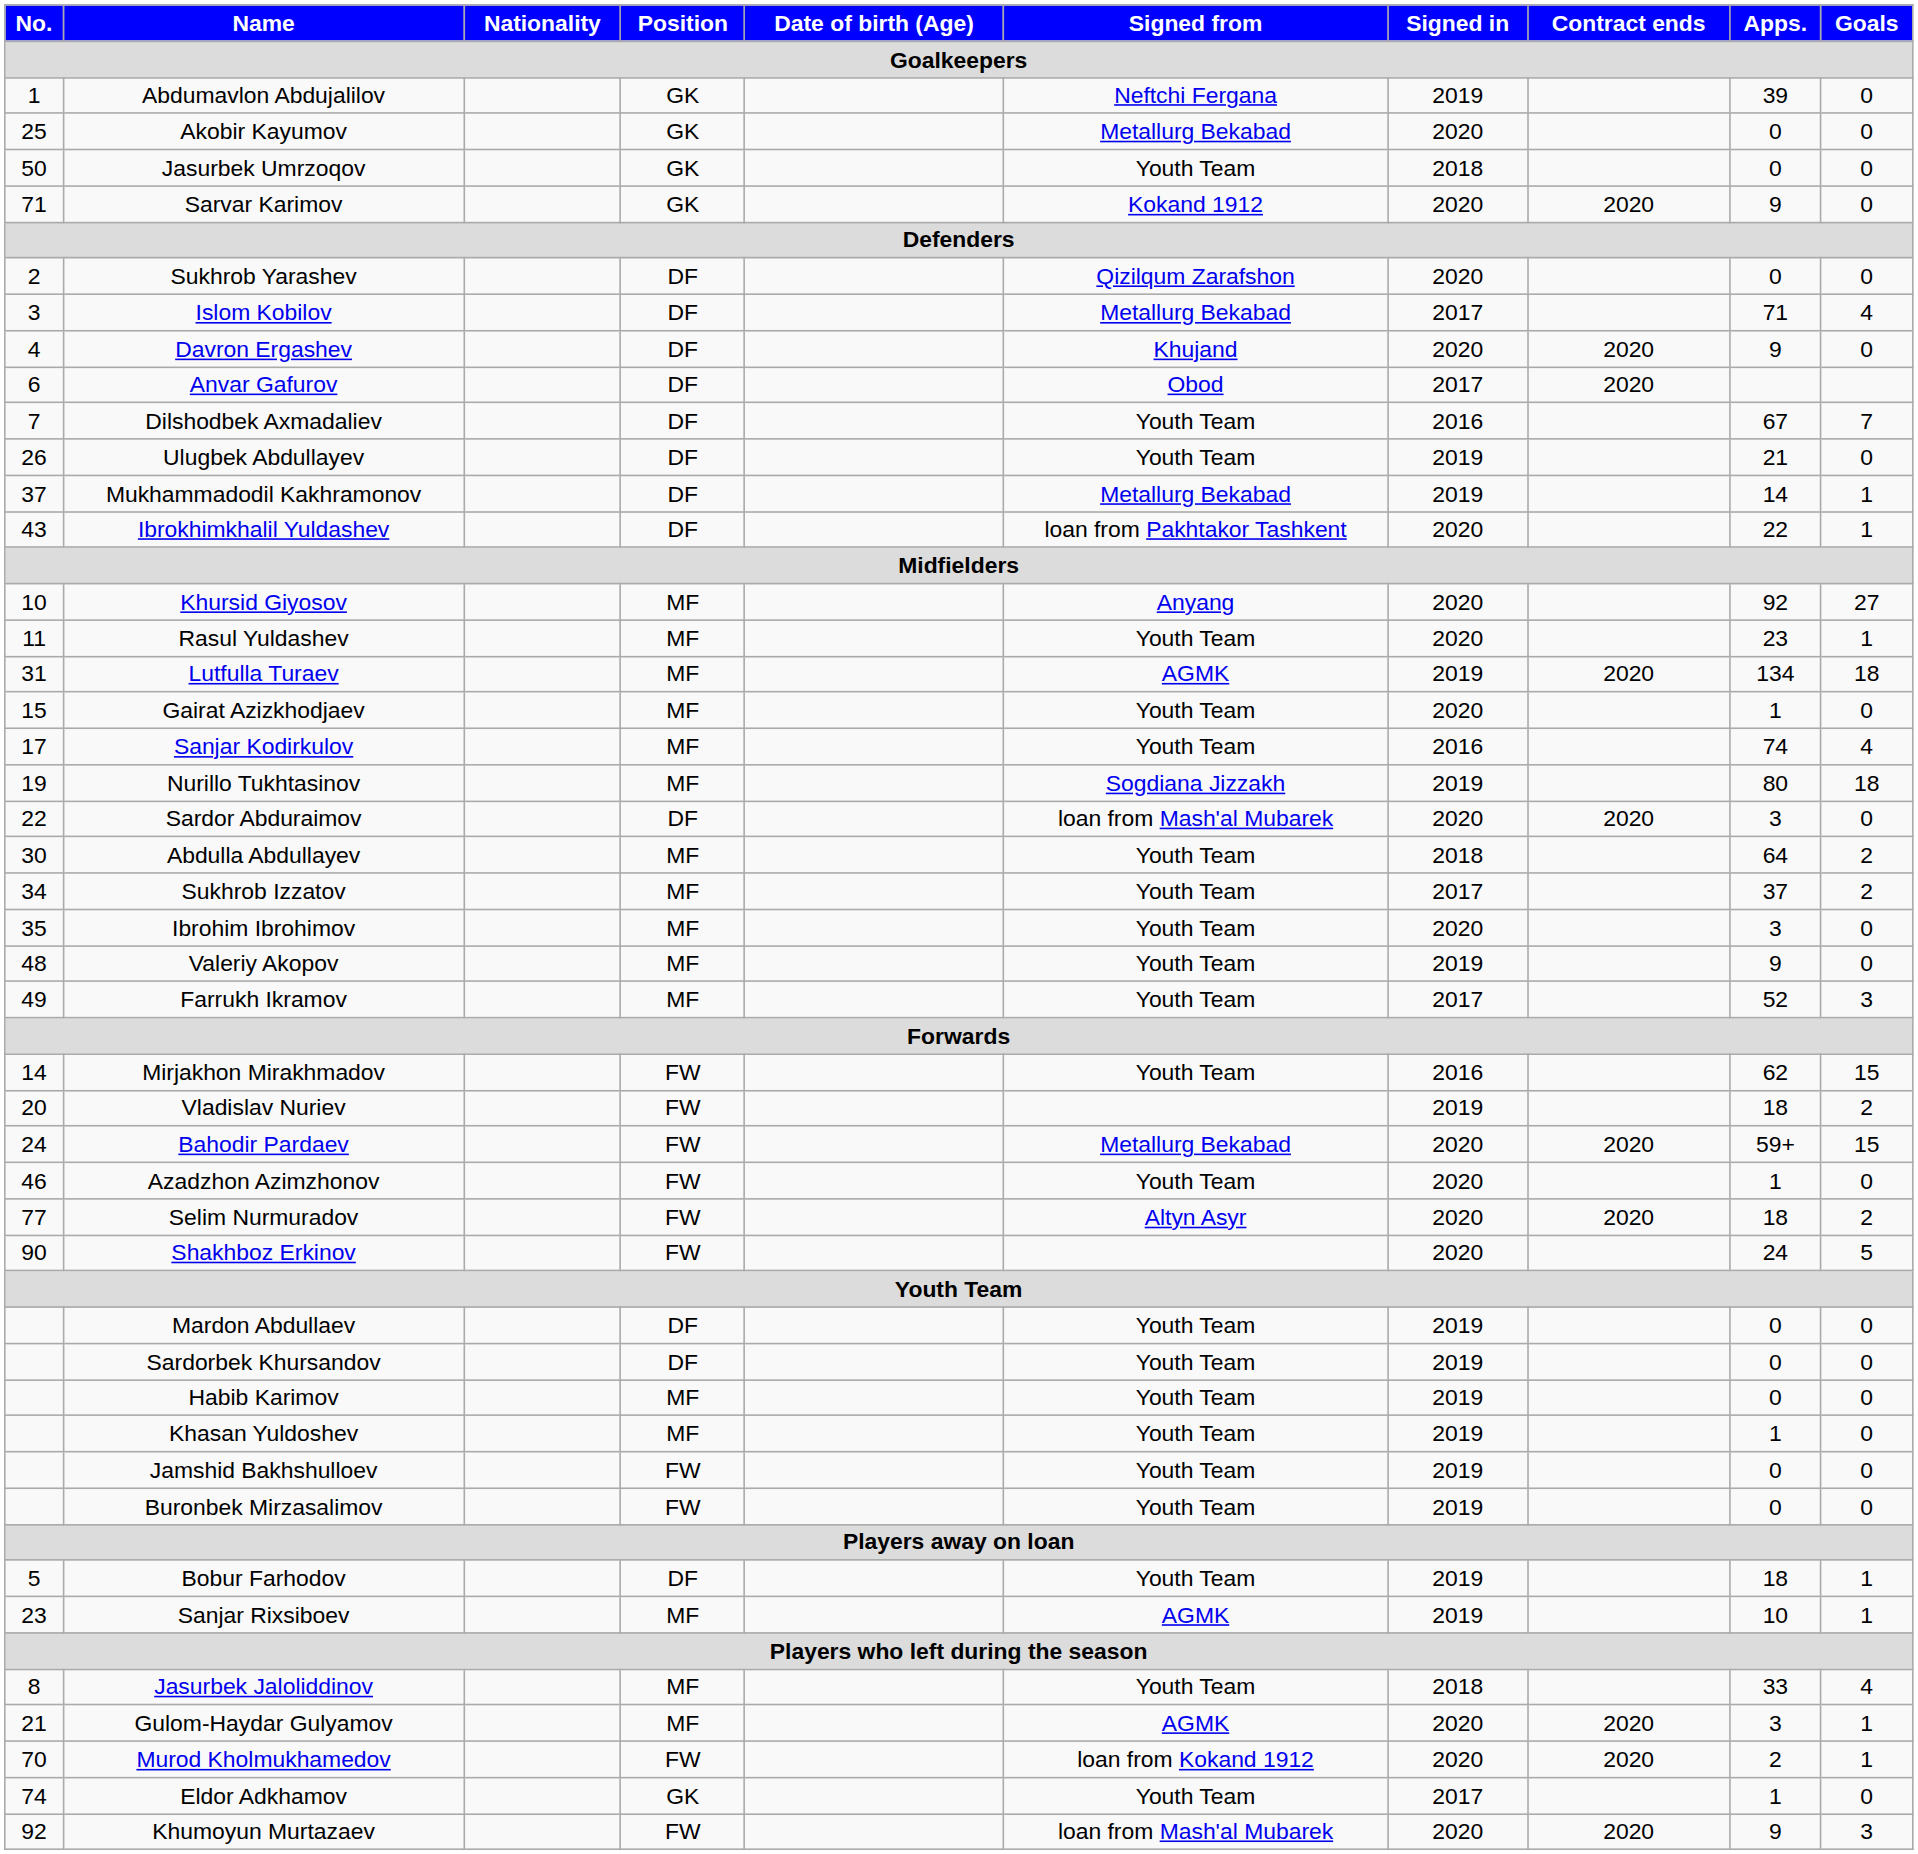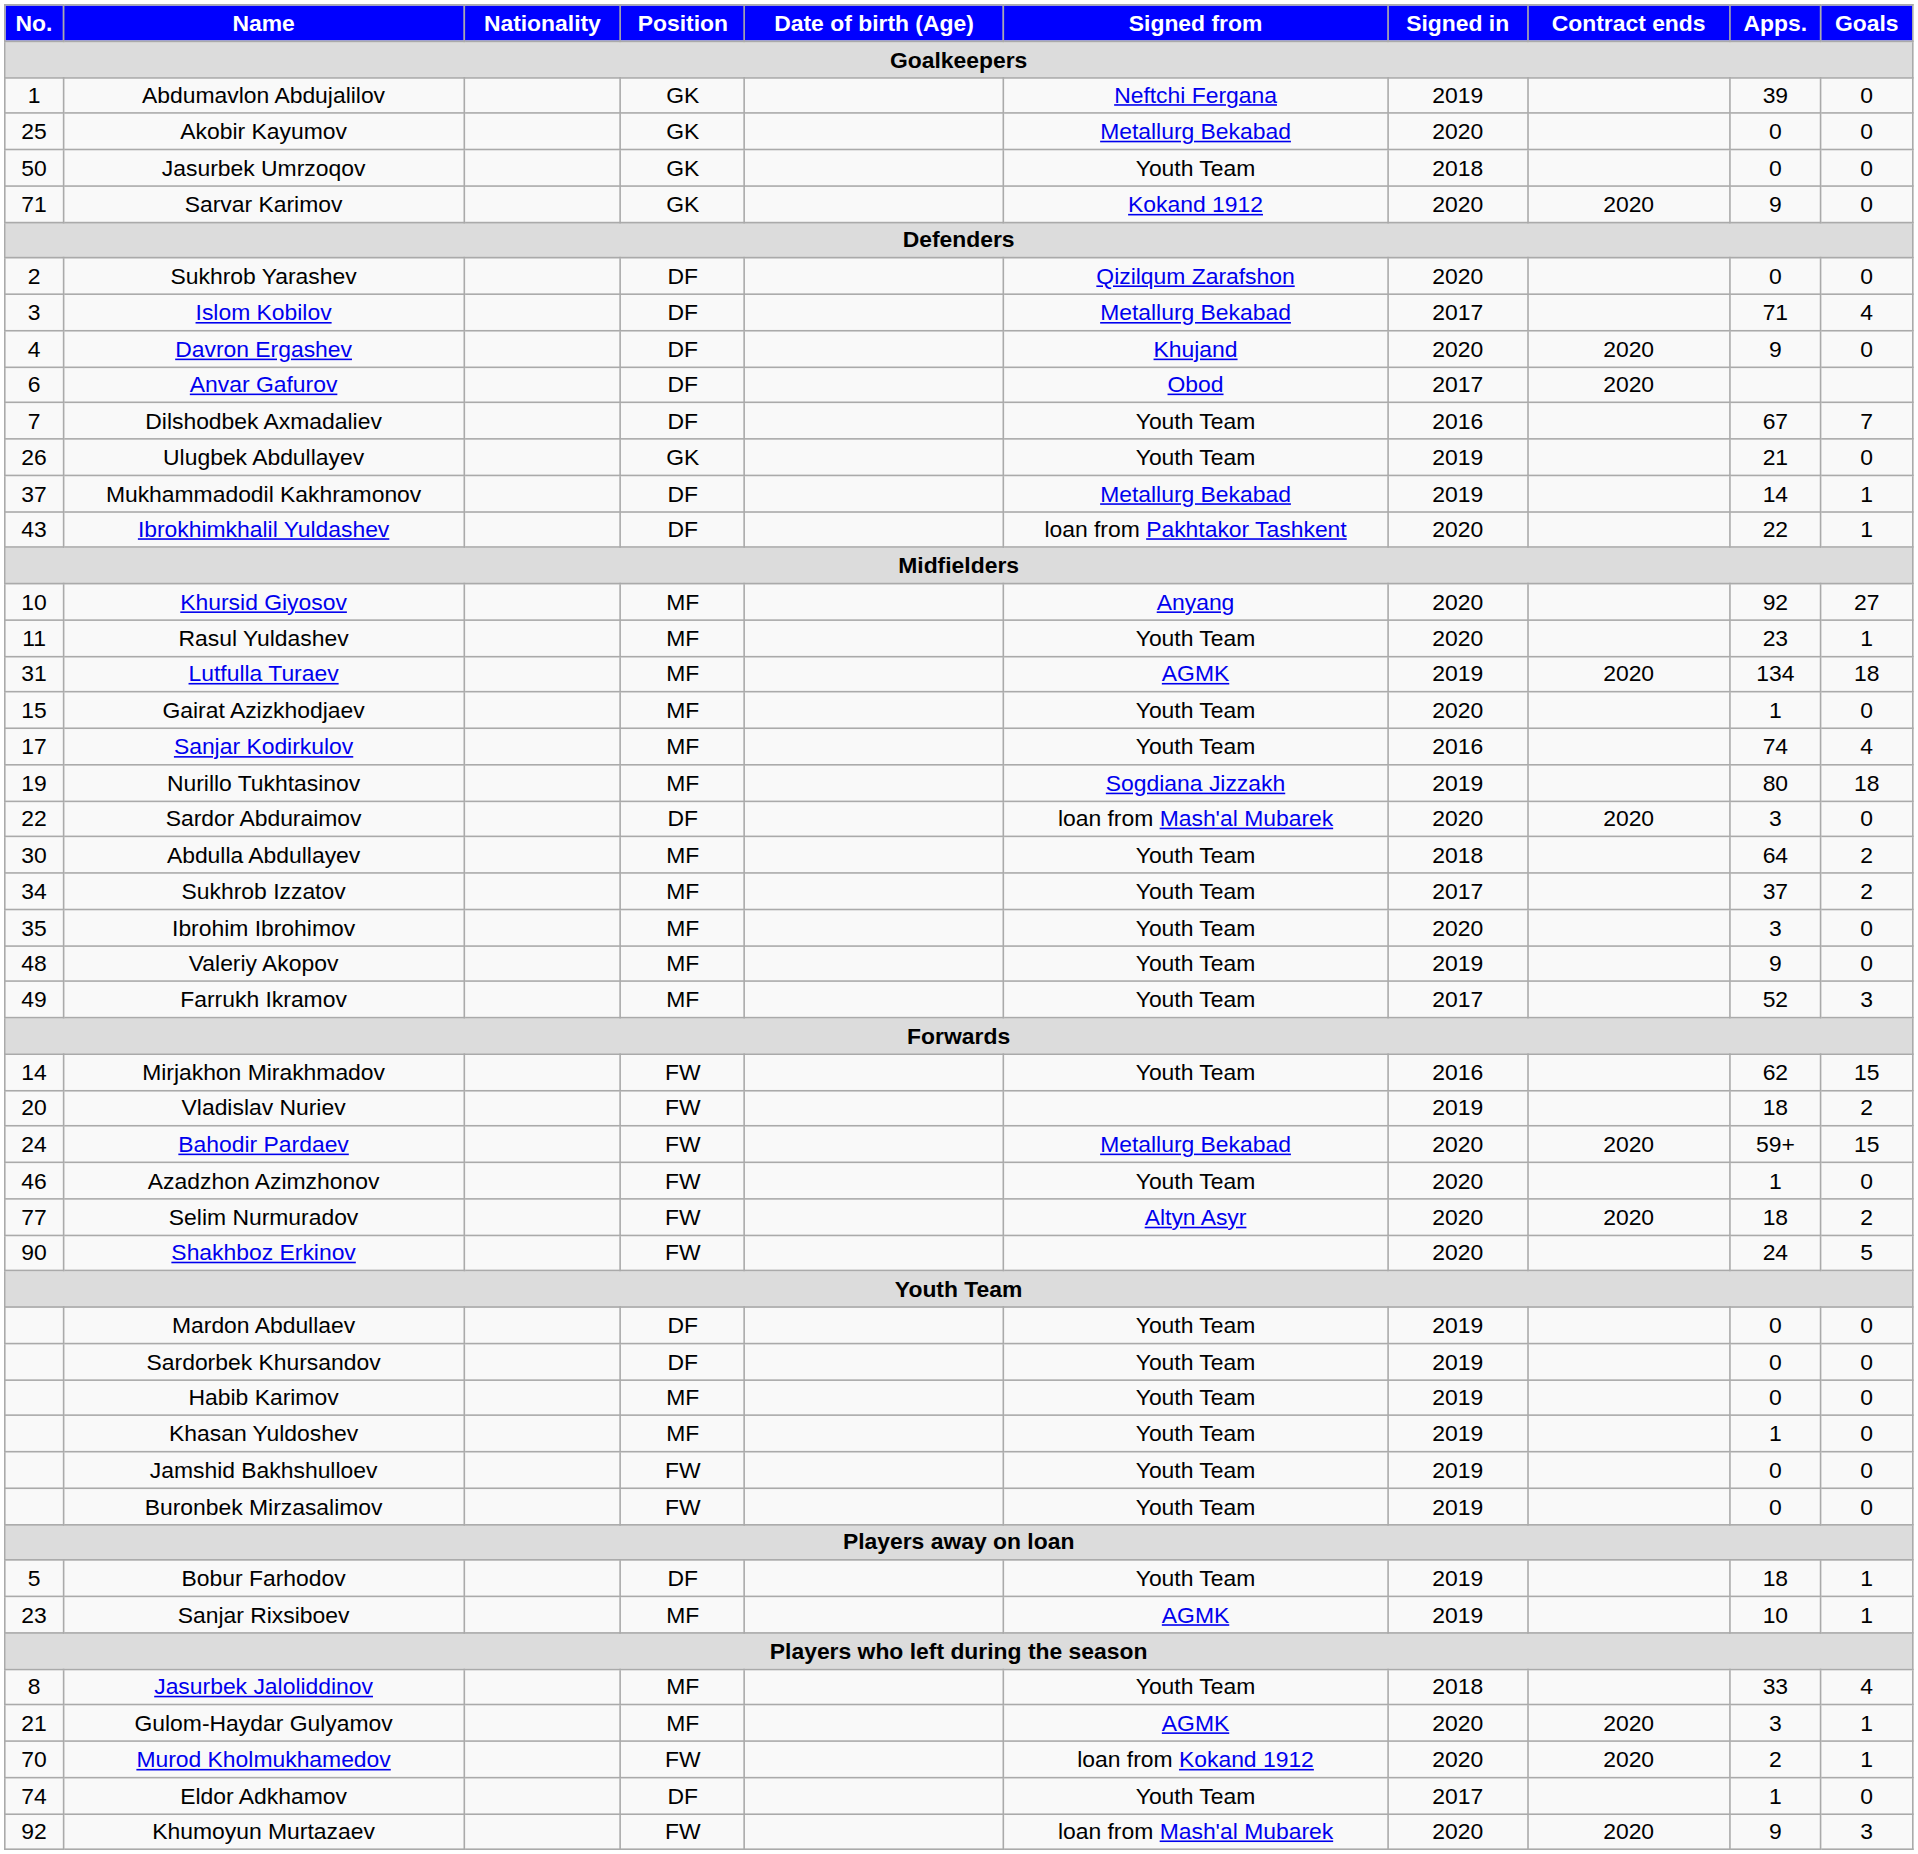(683, 457) DF -> (683, 457) GK
(683, 1796) GK -> (683, 1796) DF
